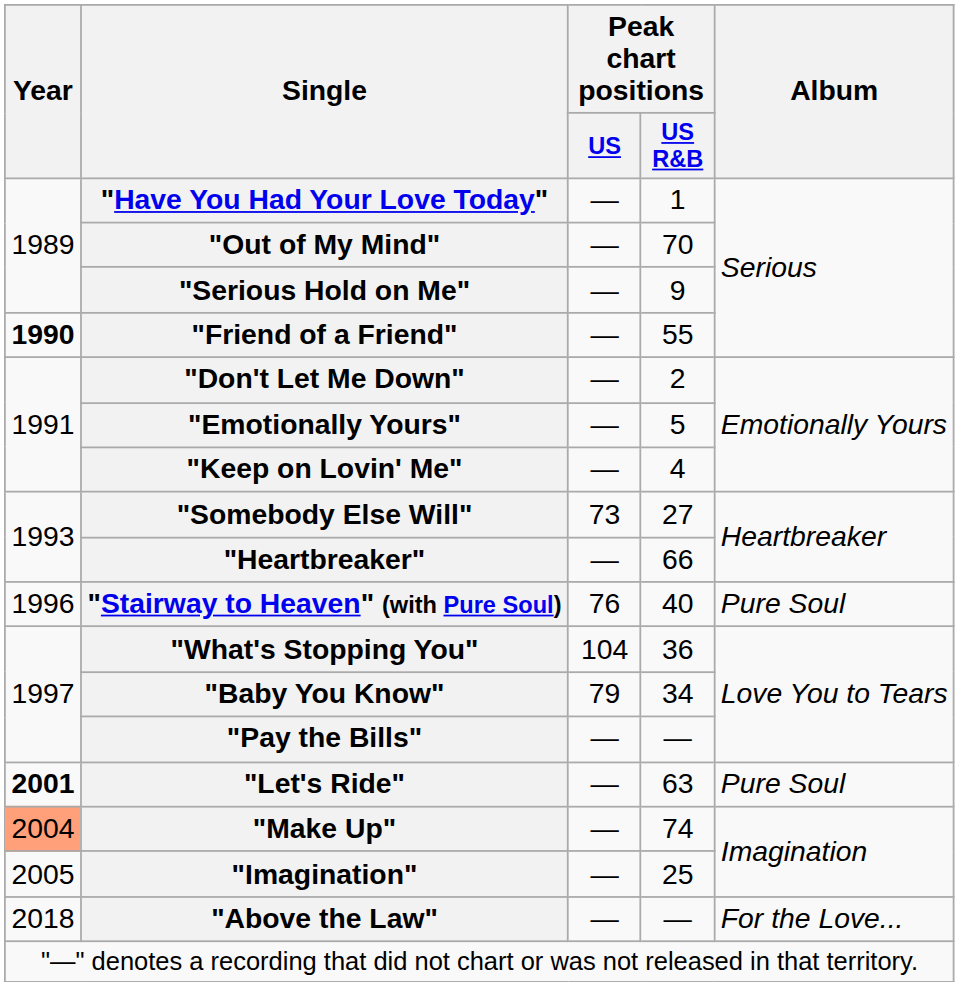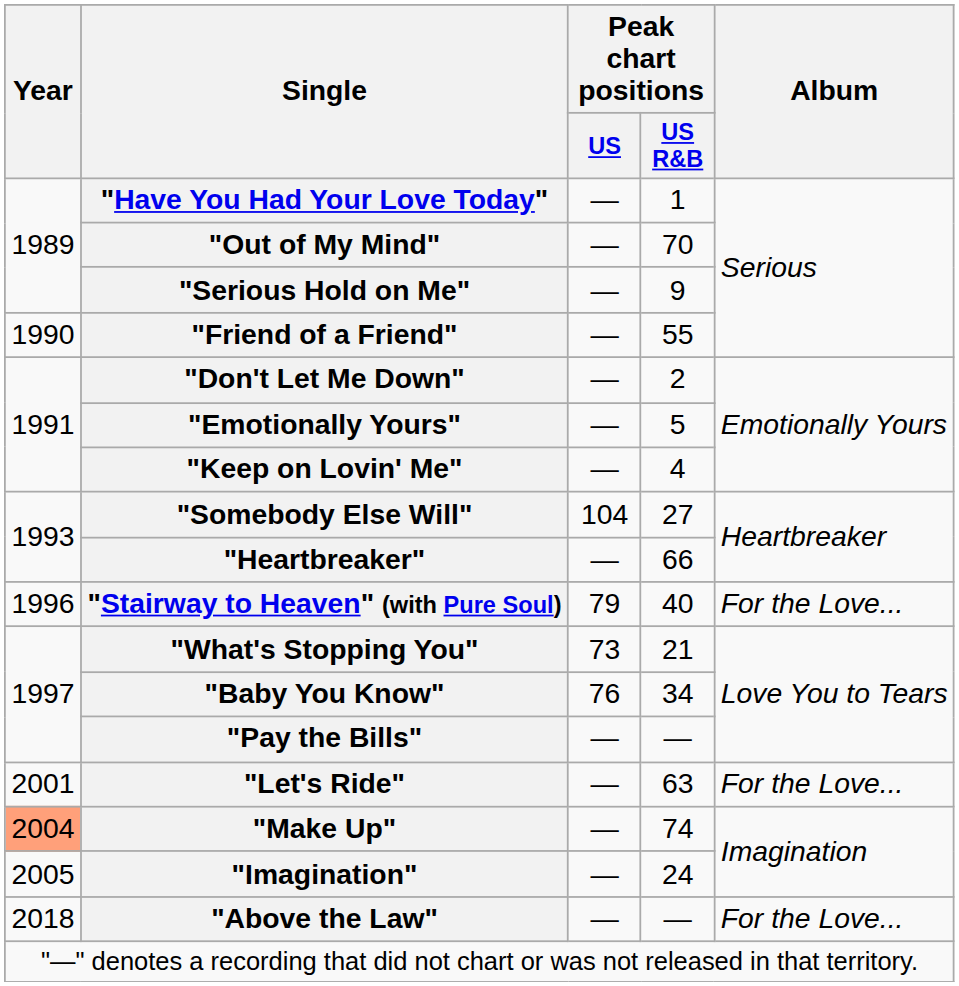(43, 334) bold -> (43, 334) normal
(605, 514) 73 -> (605, 514) 104
(605, 604) 76 -> (605, 604) 79
(783, 604) Pure Soul -> (812, 604) For the Love...
(605, 649) 104 -> (605, 649) 73
(678, 649) 36 -> (678, 649) 21
(605, 693) 79 -> (605, 693) 76
(43, 783) bold -> (43, 783) normal
(783, 783) Pure Soul -> (812, 783) For the Love...
(678, 873) 25 -> (678, 873) 24
